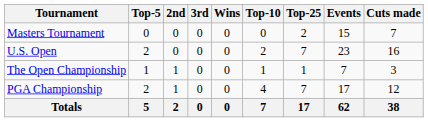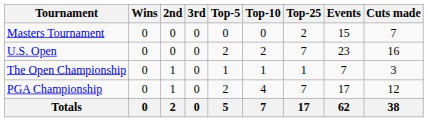columns swapped: (227, 13) <-> (146, 13)
